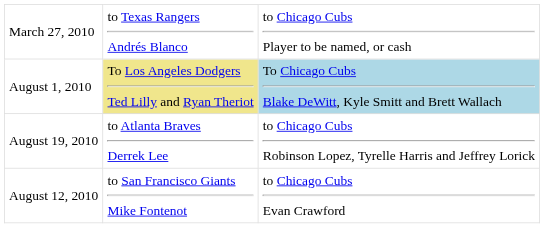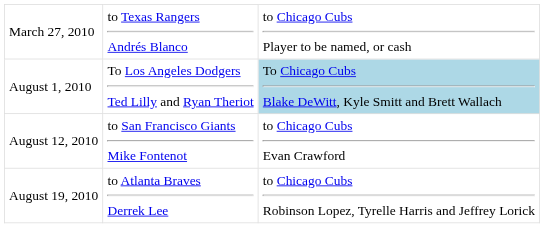(181, 86) khaki background -> (181, 86) no background
rows swapped: (54, 195) <-> (54, 140)
